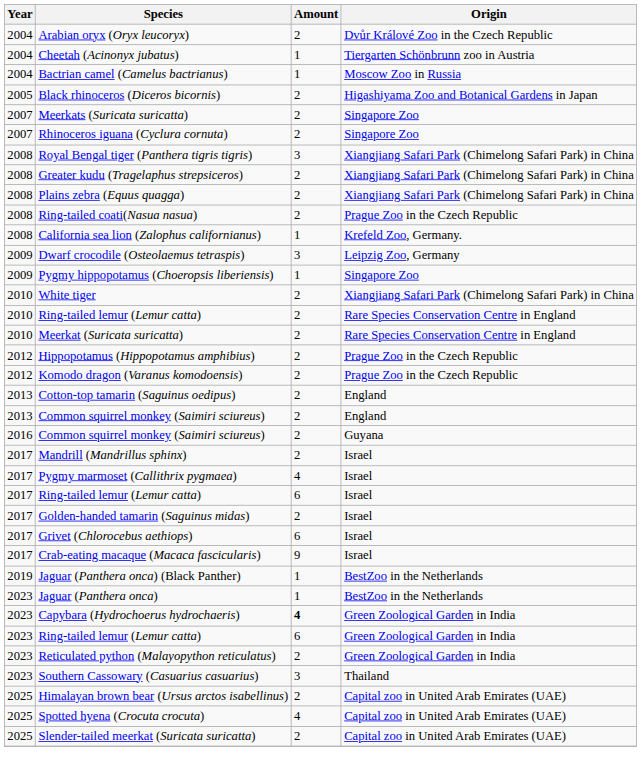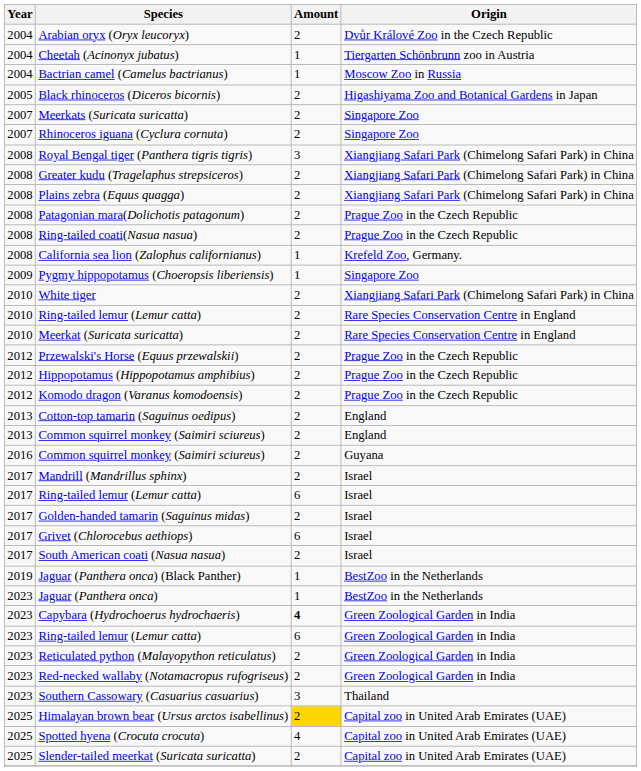+ row: (141, 214)
- row: (141, 255)
+ row: (138, 355)
- row: (138, 475)
- row: (150, 555)
+ row: (132, 555)
+ row: (163, 676)
(297, 696) no background -> (297, 716) gold background
